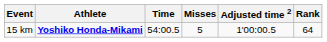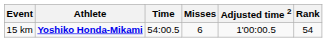(200, 30) 5 -> (200, 30) 6
(308, 30) 64 -> (308, 30) 54
